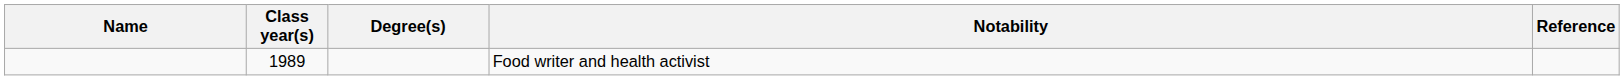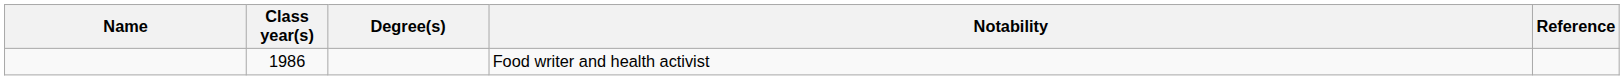(287, 61) 1989 -> (287, 61) 1986
